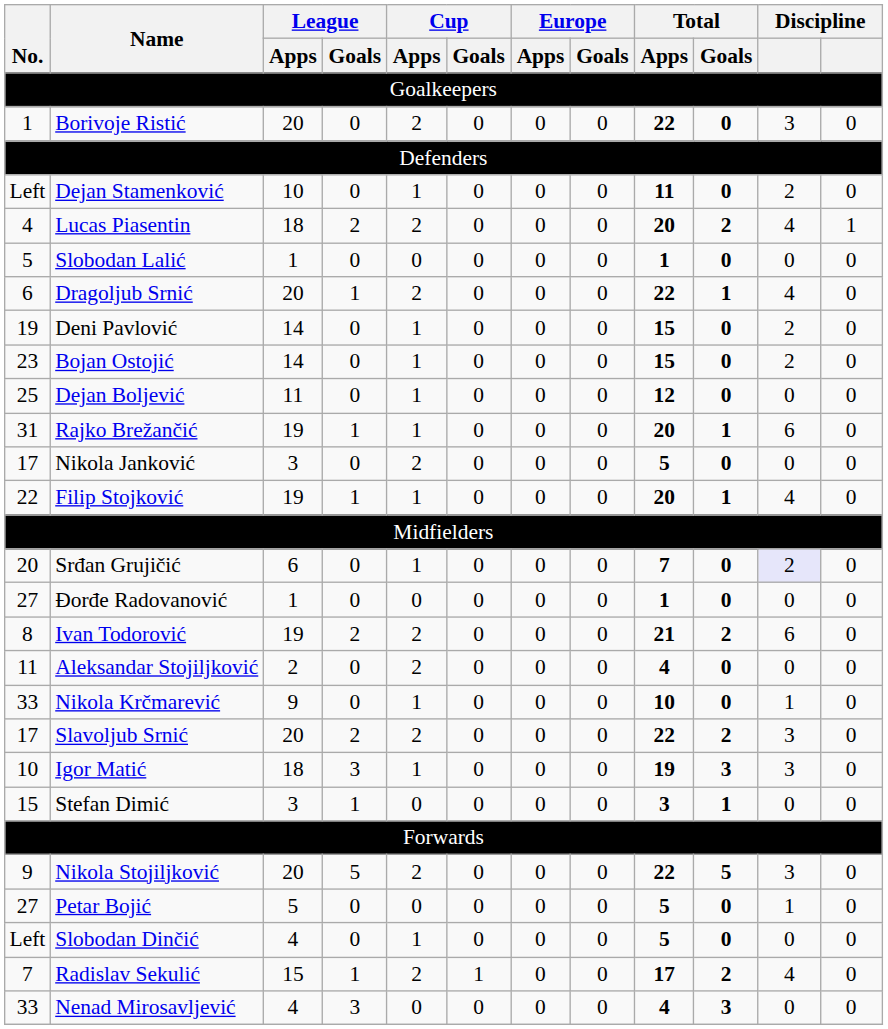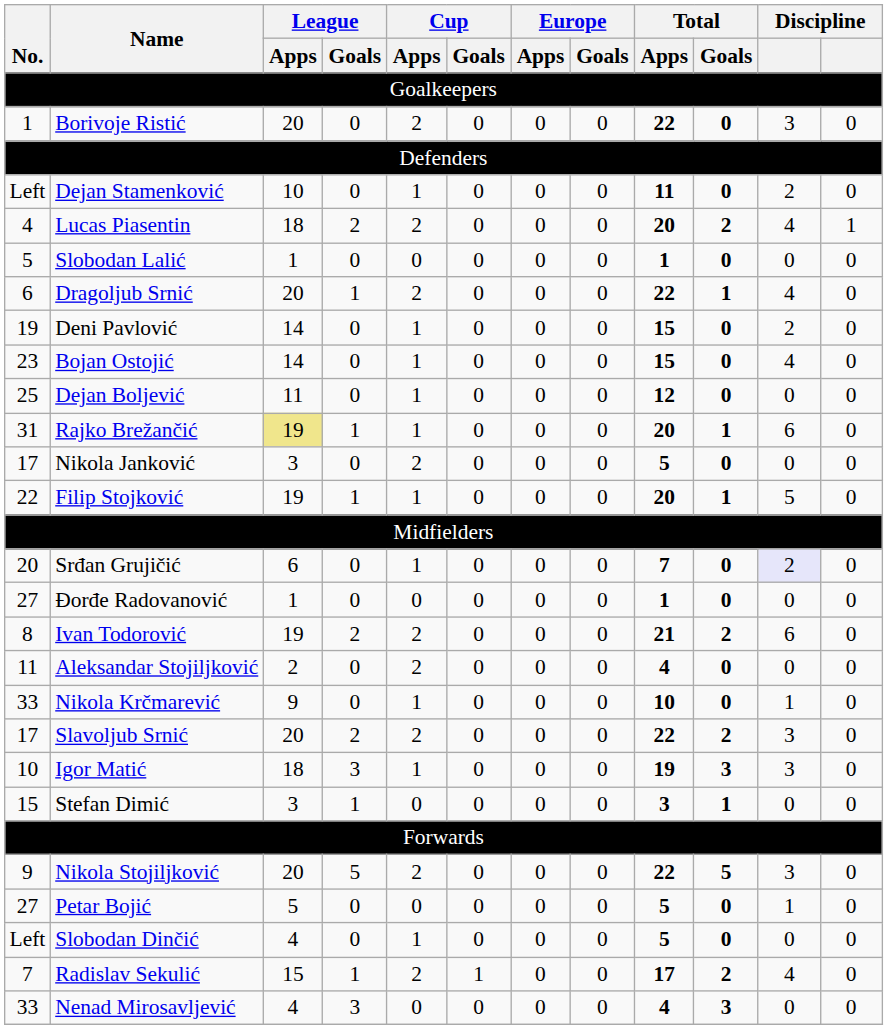(789, 361) 2 -> (789, 361) 4
(293, 429) no background -> (293, 429) khaki background
(789, 497) 4 -> (789, 497) 5
